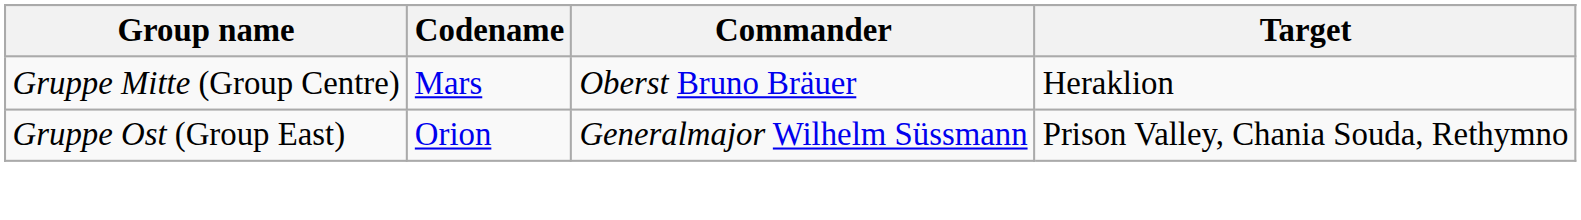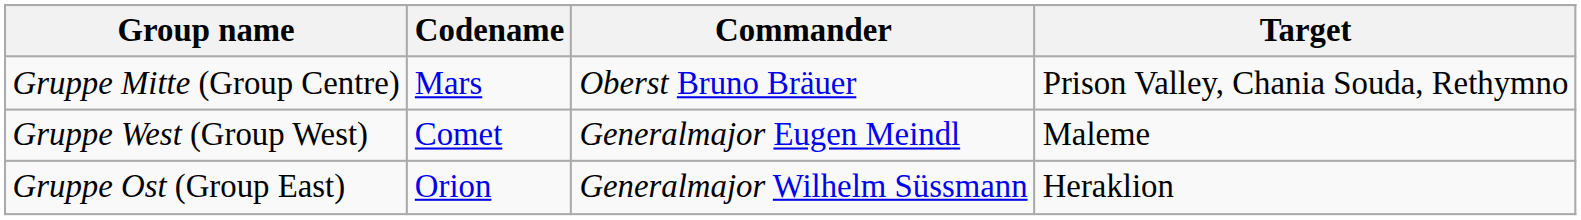(1108, 82) Heraklion -> (1306, 82) Prison Valley, Chania Souda, Rethymno
+ row: (190, 134)
(1306, 134) Prison Valley, Chania Souda, Rethymno -> (1108, 186) Heraklion
